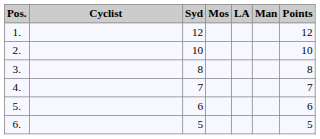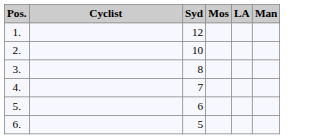- column: (298, 13)
